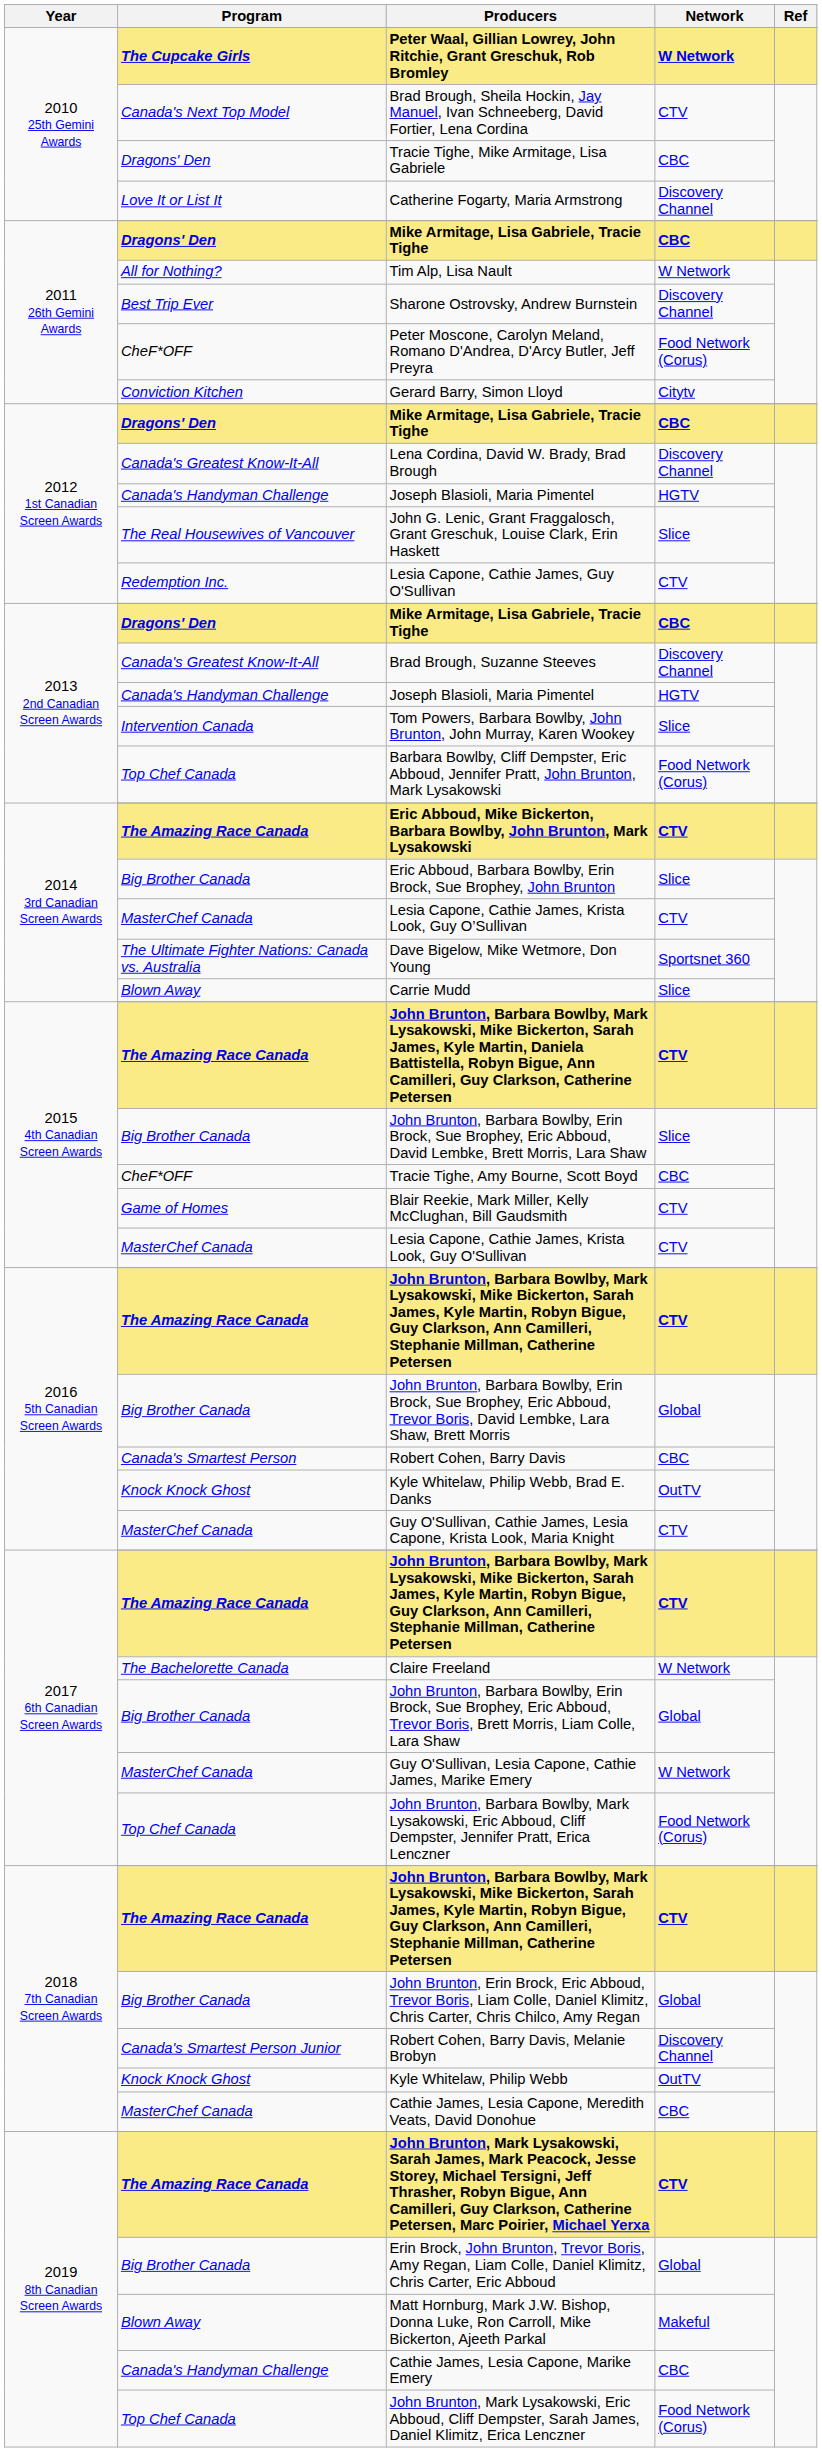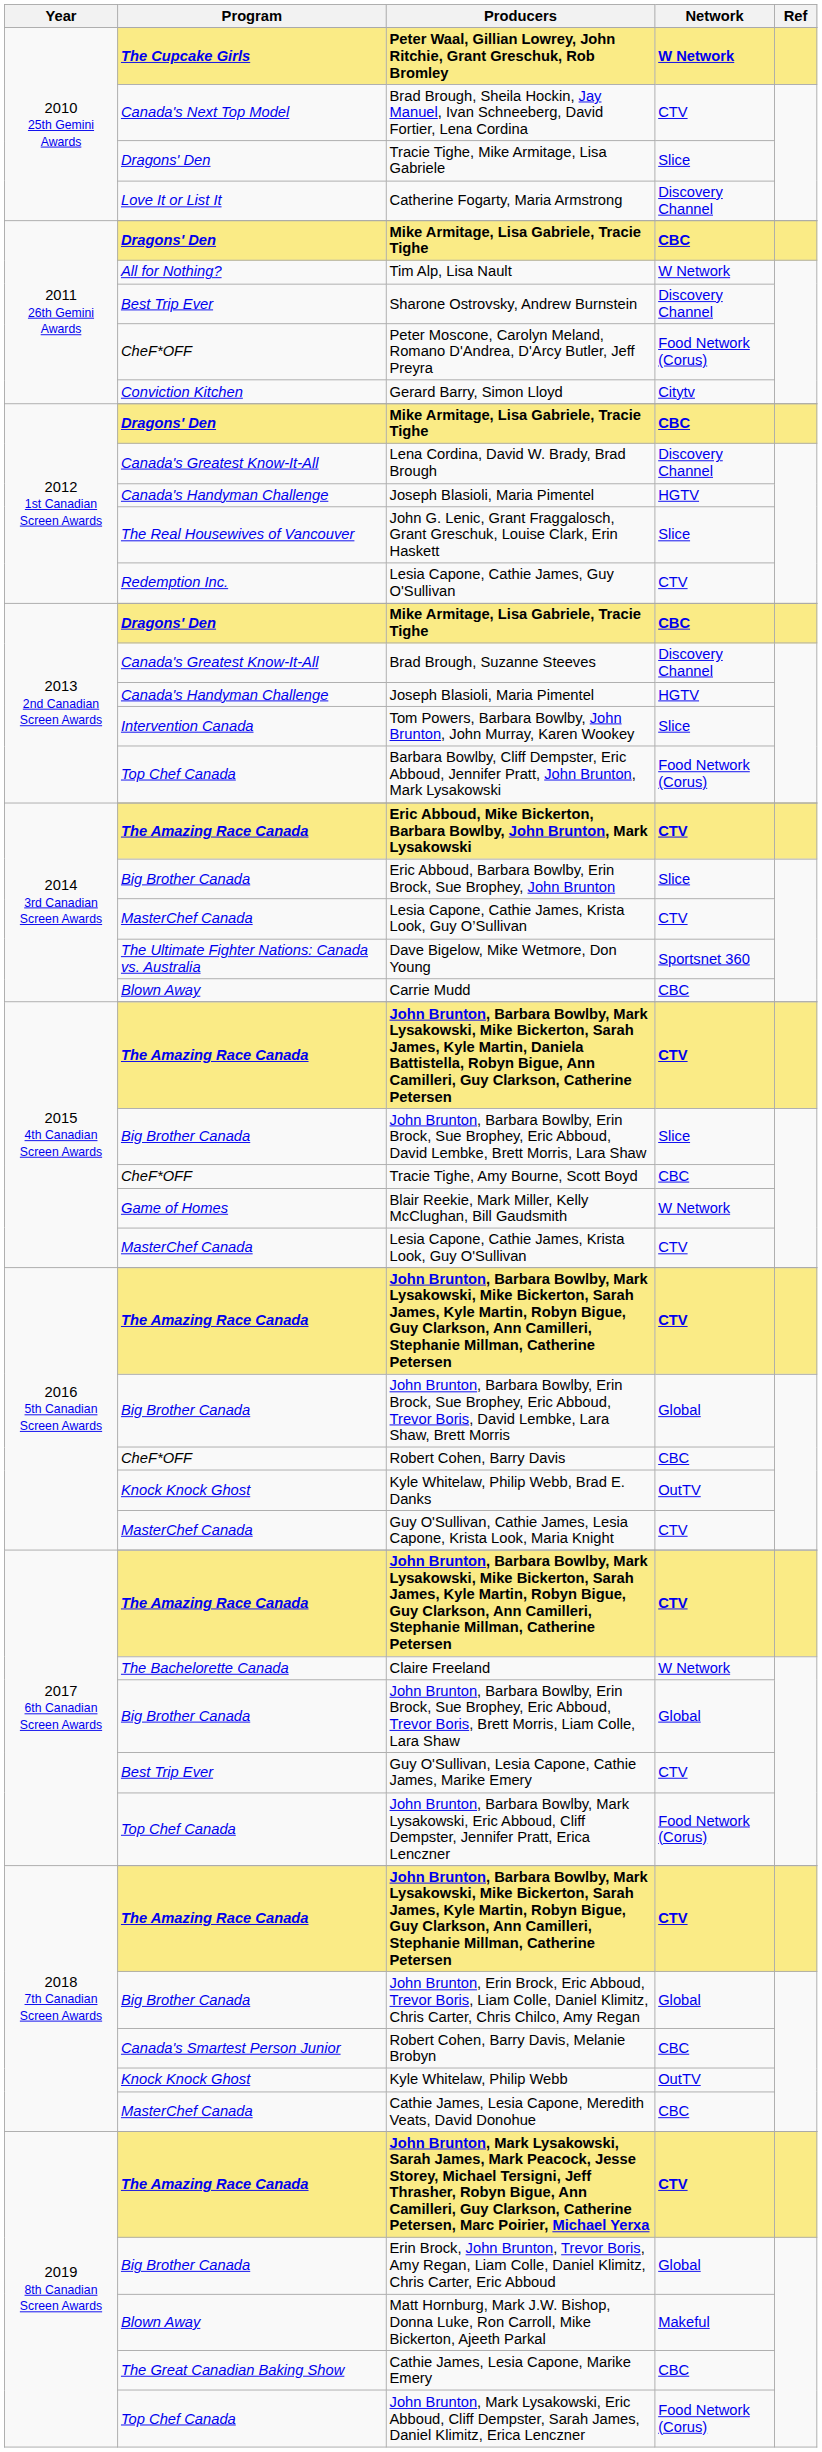(674, 160) CBC -> (674, 160) Slice
(674, 990) Slice -> (674, 990) CBC
(673, 1208) CTV -> (694, 1208) W Network
(209, 1458) Canada's Smartest Person -> (157, 1458) CheF*OFF
(187, 1772) MasterChef Canada -> (167, 1772) Best Trip Ever
(694, 1772) W Network -> (673, 1772) CTV
(690, 2048) Discovery Channel -> (674, 2048) CBC
(225, 2370) Canada's Handyman Challenge -> (233, 2370) The Great Canadian Baking Show
